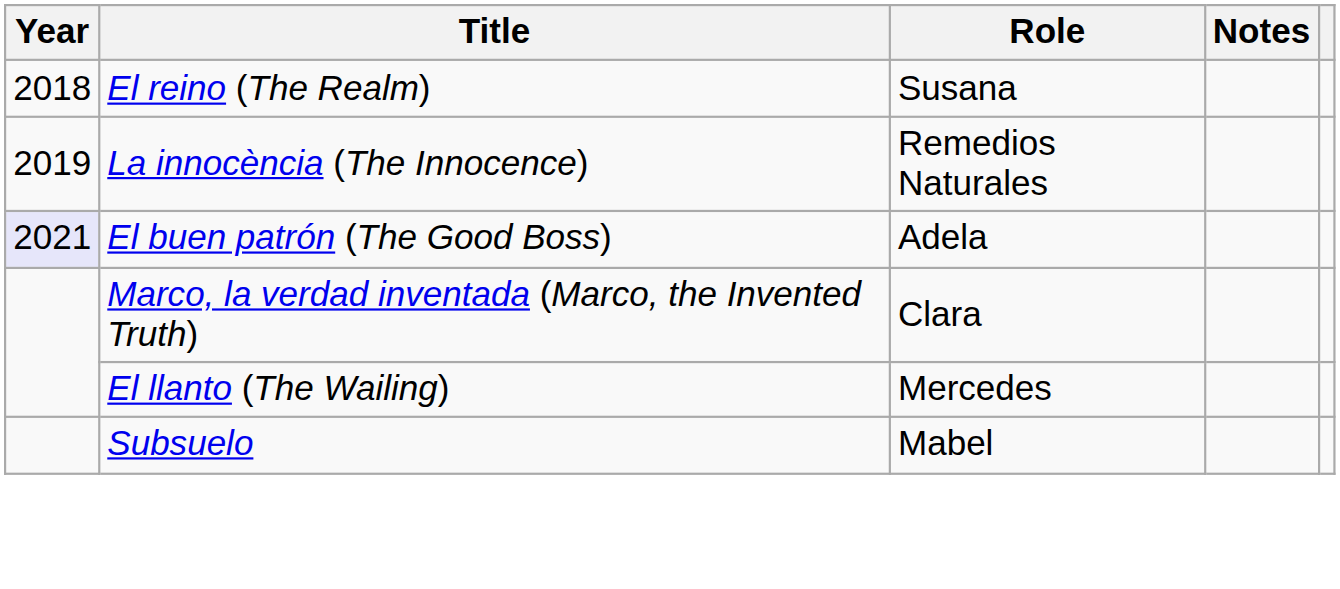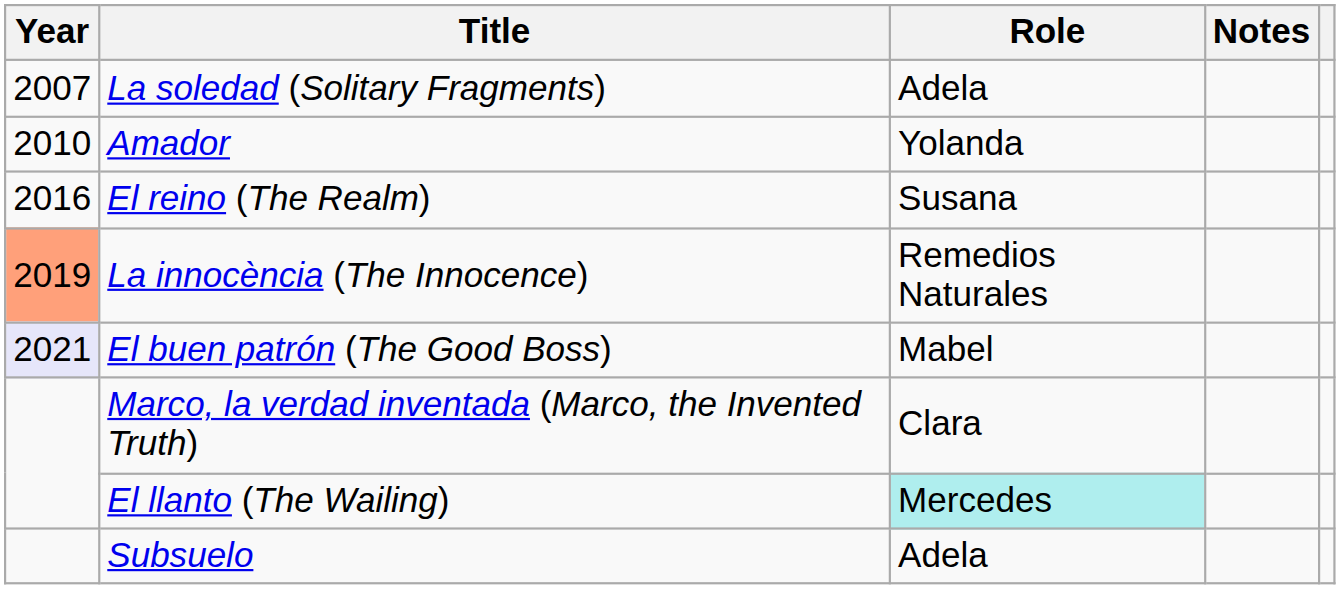+ row: (357, 87)
+ row: (169, 143)
(52, 87) 2018 -> (52, 198) 2016
(52, 163) no background -> (52, 274) lightsalmon background
(943, 238) Adela -> (946, 349) Mabel
(975, 388) no background -> (975, 500) paleturquoise background
(946, 444) Mabel -> (943, 555) Adela
